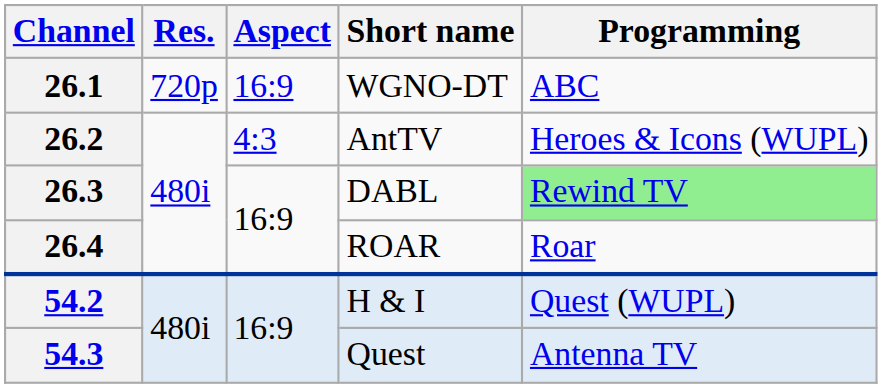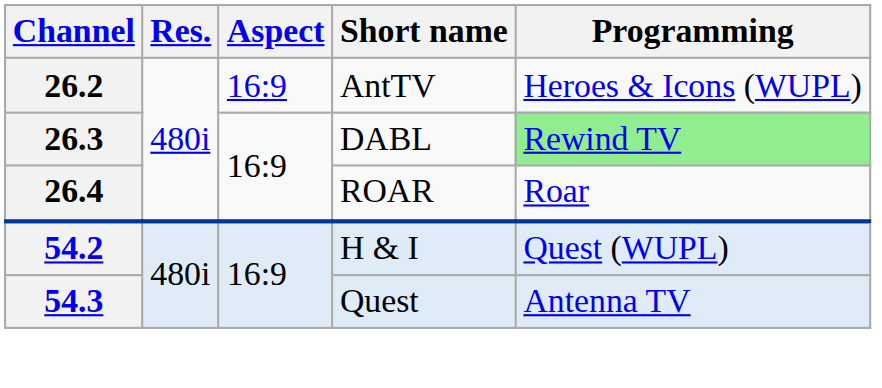- row: (74, 84)
(255, 138) 4:3 -> (257, 84) 16:9
